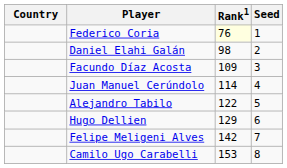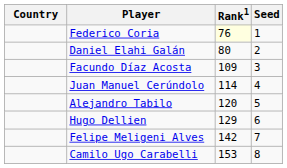(224, 51) 98 -> (224, 51) 80
(228, 103) 122 -> (228, 103) 120
